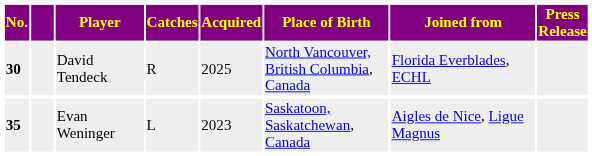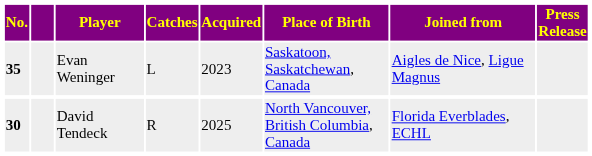rows swapped: (82, 68) <-> (86, 125)
